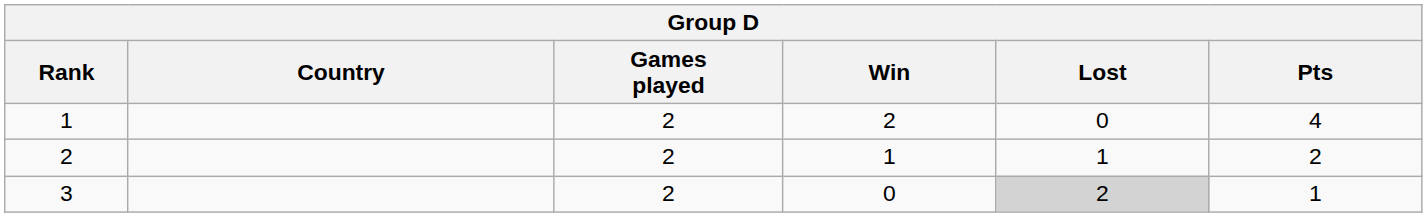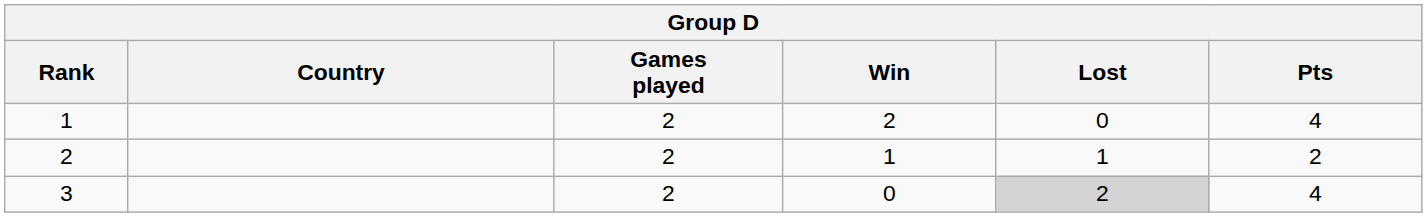(1315, 193) 1 -> (1315, 193) 4
